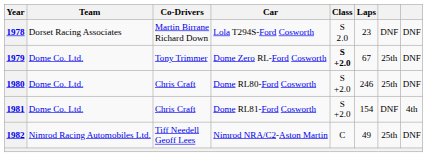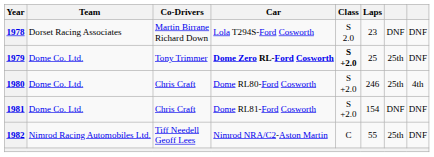(270, 58) normal -> (274, 58) bold
(366, 58) 67 -> (373, 58) 25
(412, 84) DNF -> (418, 84) 4th
(412, 109) 4th -> (418, 109) DNF
(366, 135) 49 -> (373, 135) 55
